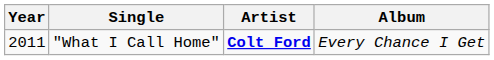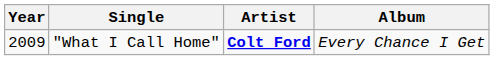(27, 42) 2011 -> (27, 42) 2009
